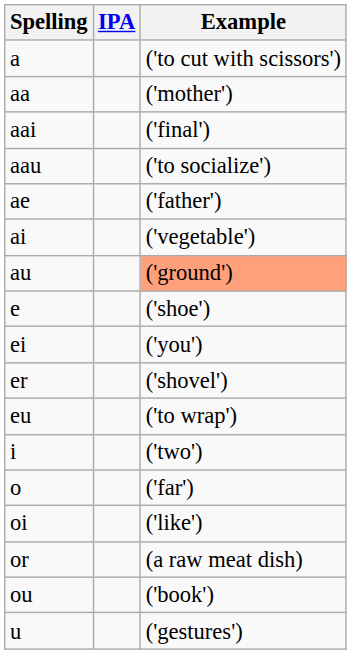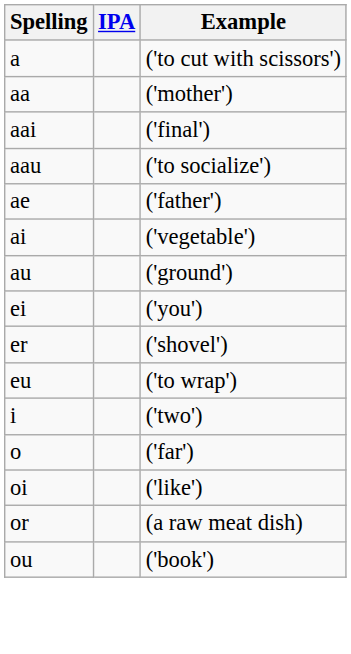(189, 272) lightsalmon background -> (189, 272) no background
- row: (15, 308)
- row: (16, 630)
